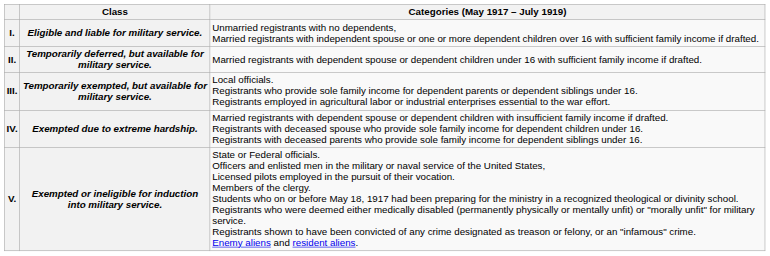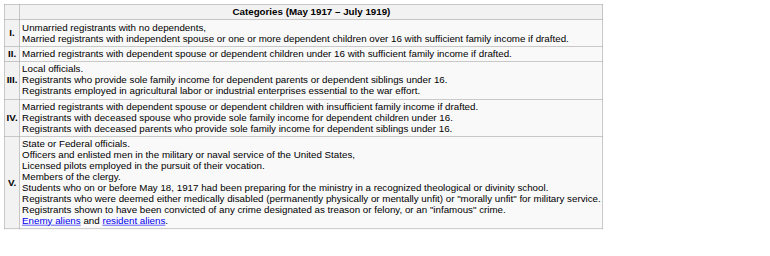- column: (115, 12)
